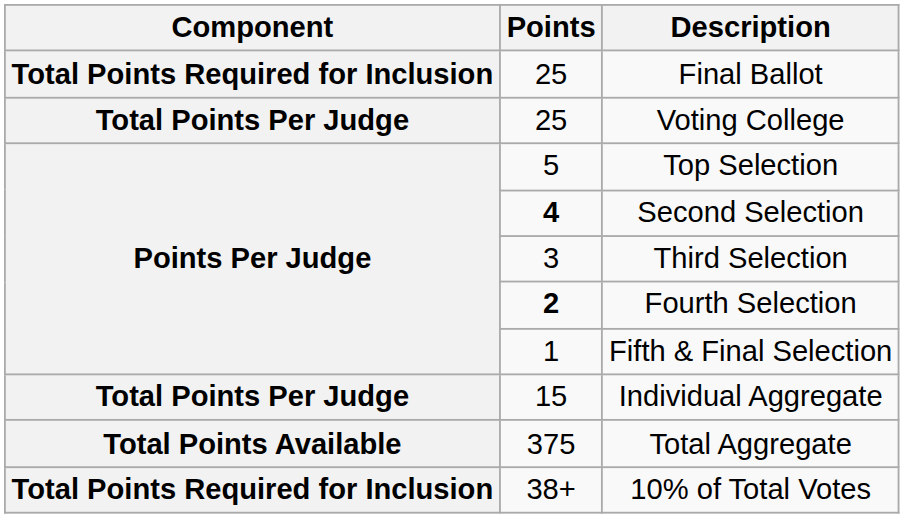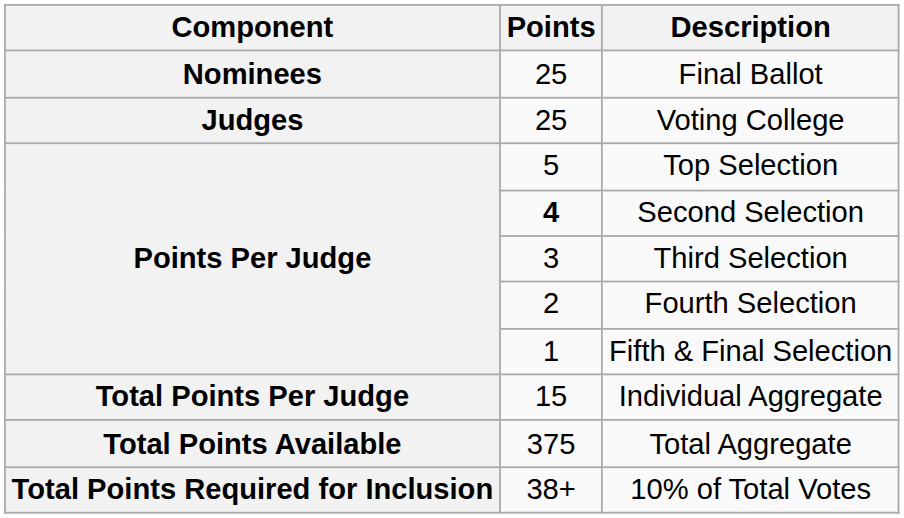(252, 73) Total Points Required for Inclusion -> (252, 73) Nominees
(252, 119) Total Points Per Judge -> (252, 119) Judges
(551, 304) bold -> (551, 304) normal
